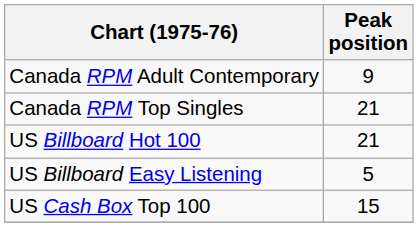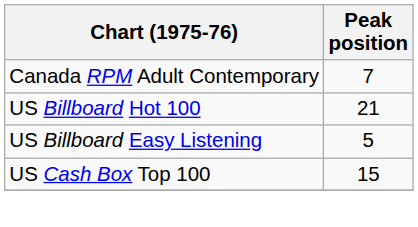(368, 76) 9 -> (368, 76) 7
- row: (126, 108)
